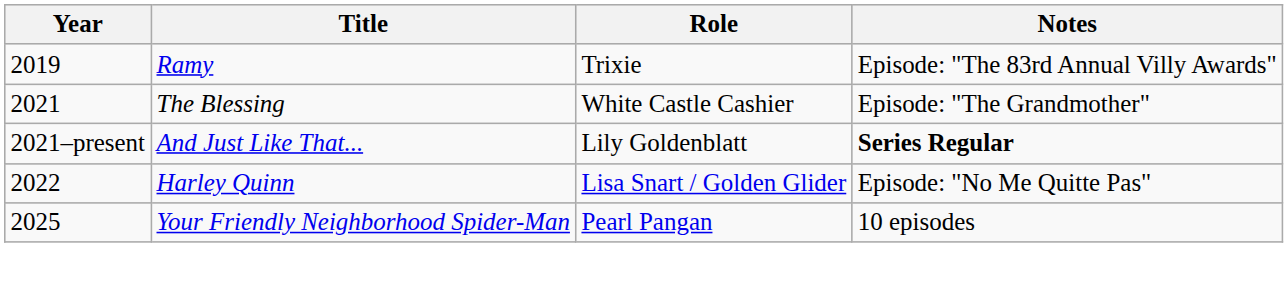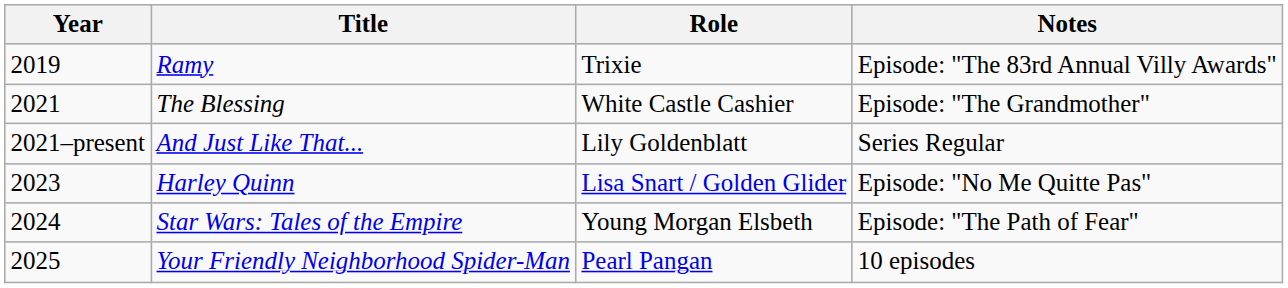(936, 143) bold -> (931, 143) normal
(35, 182) 2022 -> (35, 182) 2023
+ row: (309, 222)
